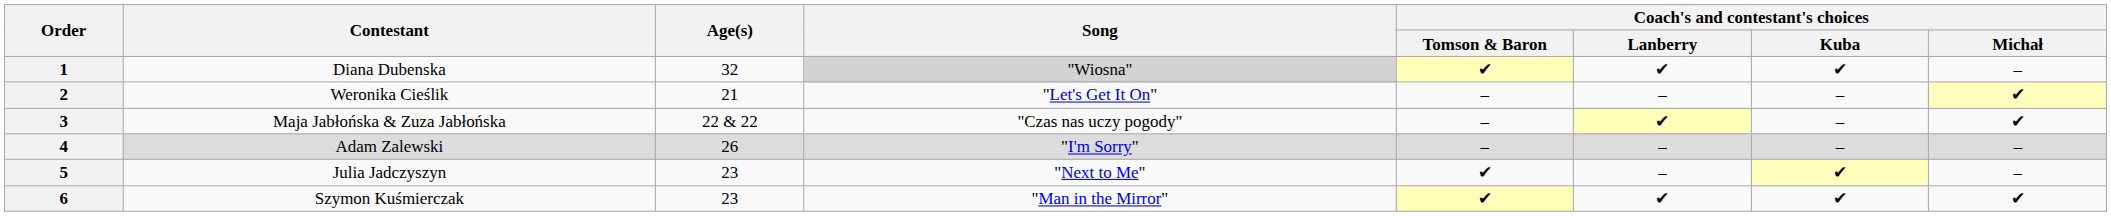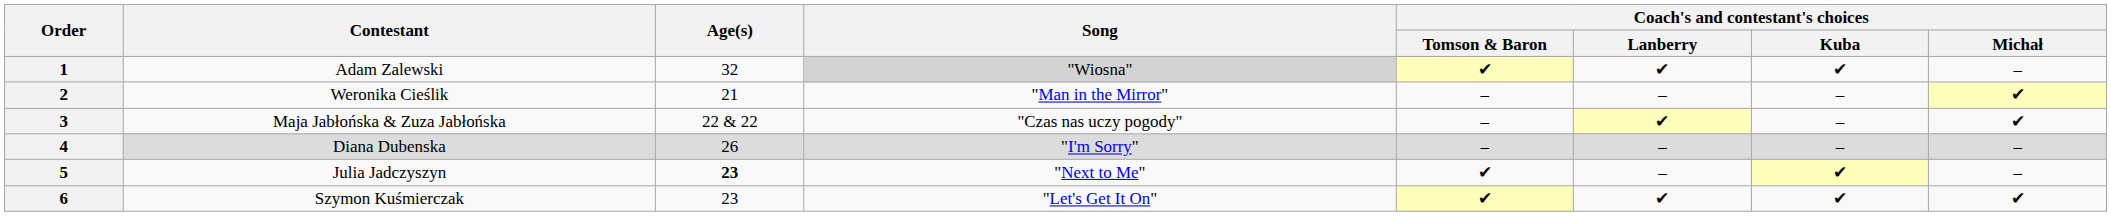(389, 69) Diana Dubenska -> (389, 69) Adam Zalewski
(1100, 95) "Let's Get It On" -> (1100, 95) "Man in the Mirror"
(389, 147) Adam Zalewski -> (389, 147) Diana Dubenska
(730, 172) normal -> (730, 172) bold
(1100, 198) "Man in the Mirror" -> (1100, 198) "Let's Get It On"
